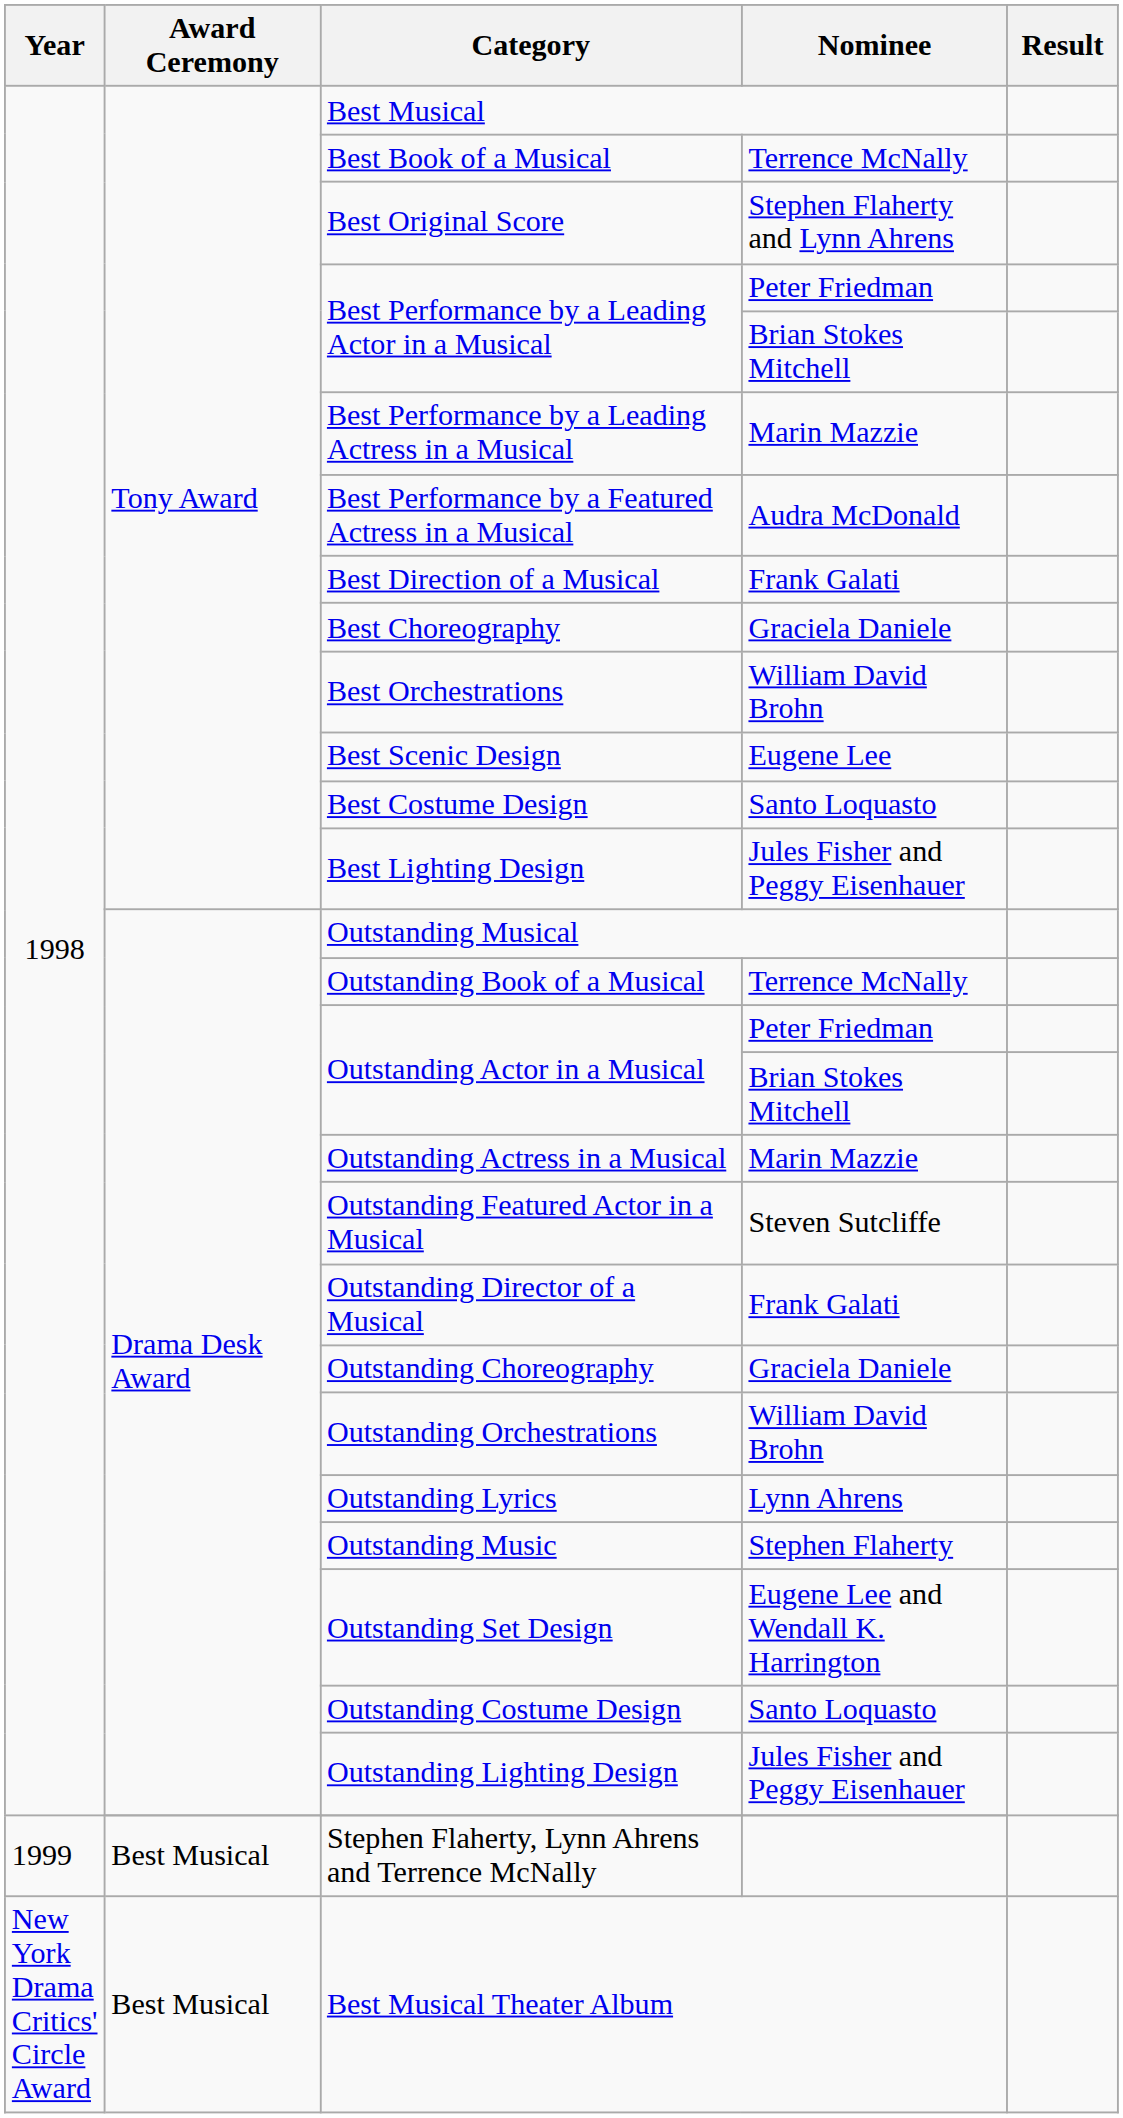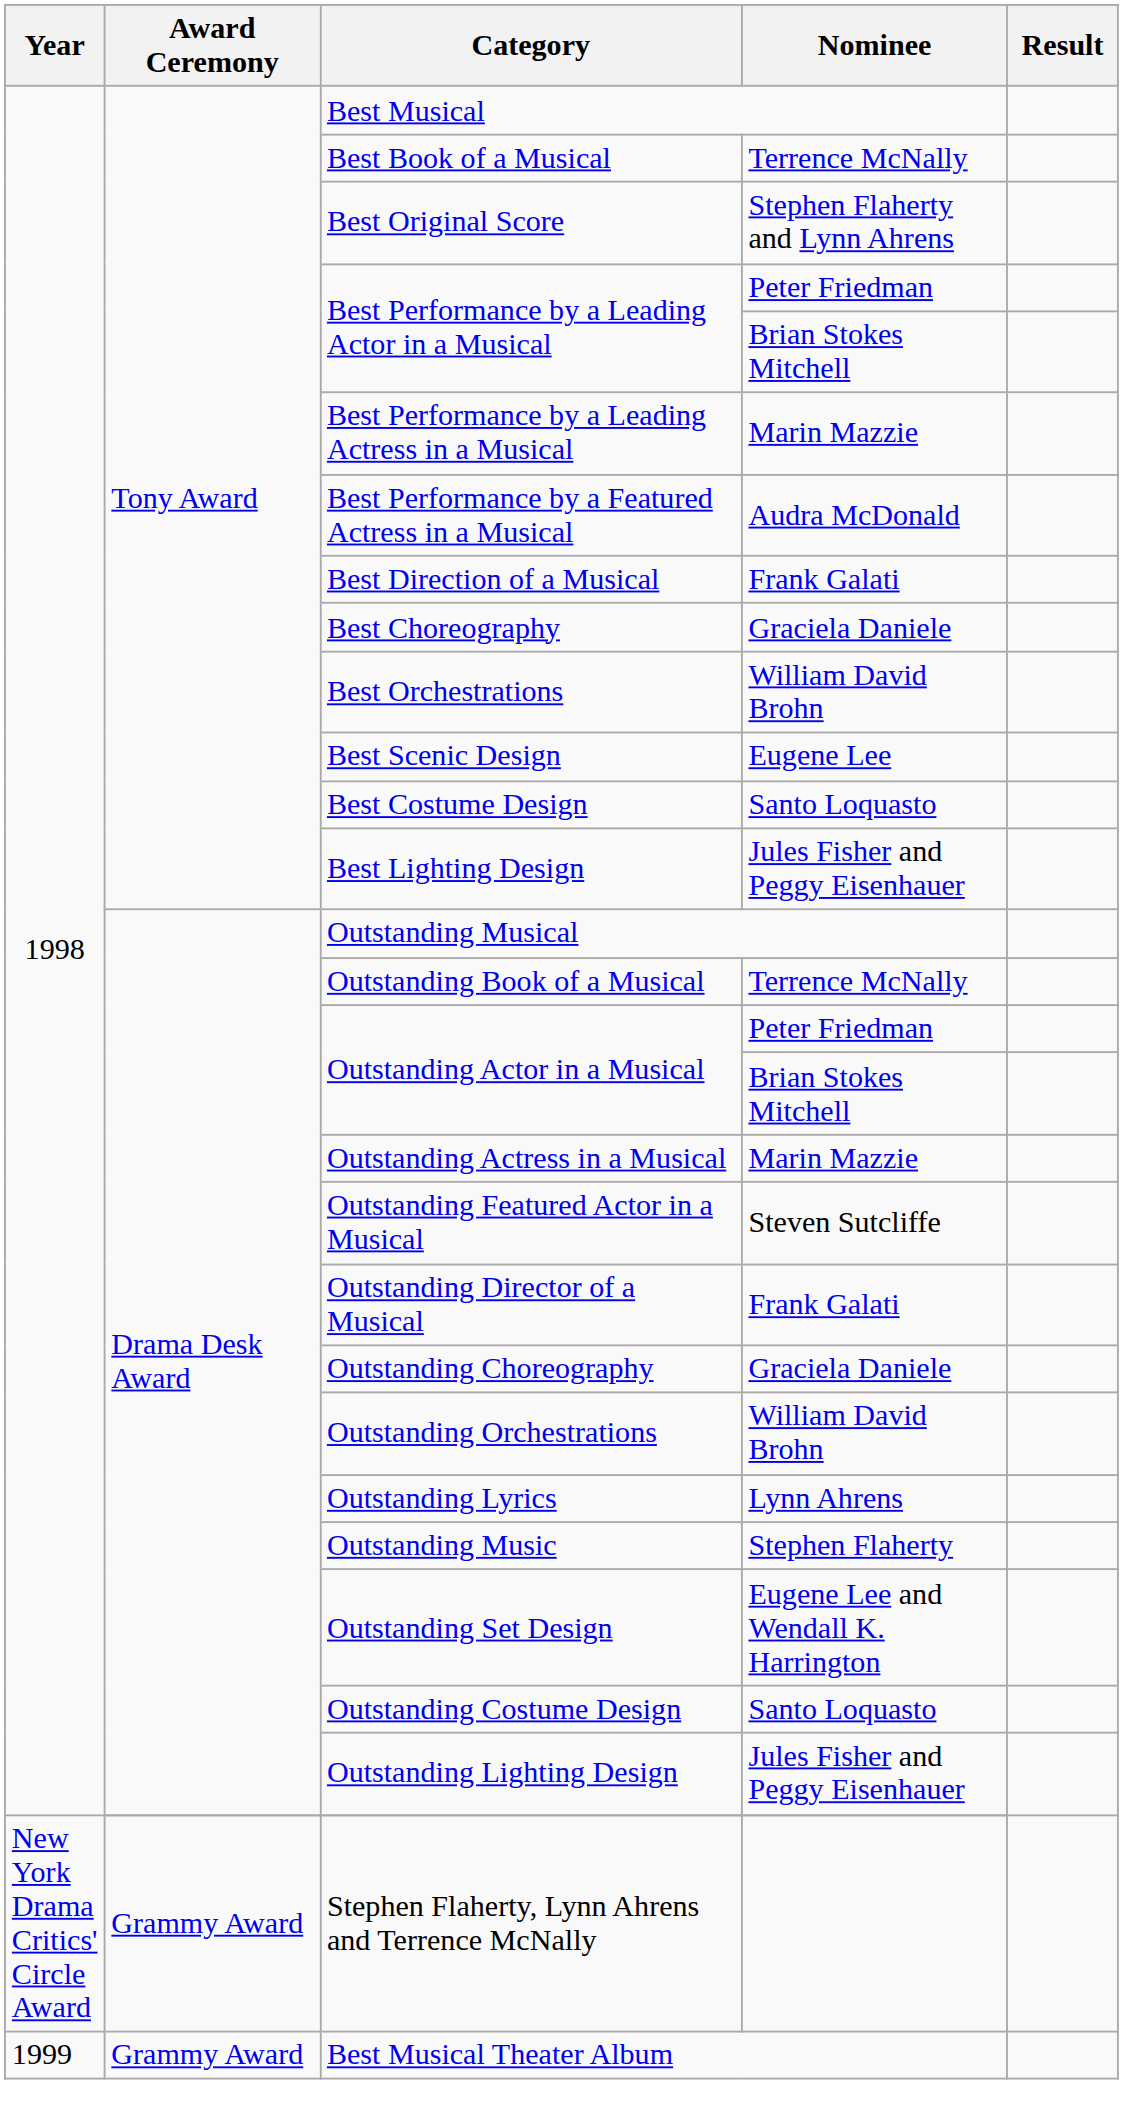(42, 1854) 1999 -> (55, 1922) New York Drama Critics' Circle Award
(190, 1854) Best Musical -> (207, 1922) Grammy Award
(55, 2003) New York Drama Critics' Circle Award -> (42, 2054) 1999
(190, 2003) Best Musical -> (207, 2054) Grammy Award
